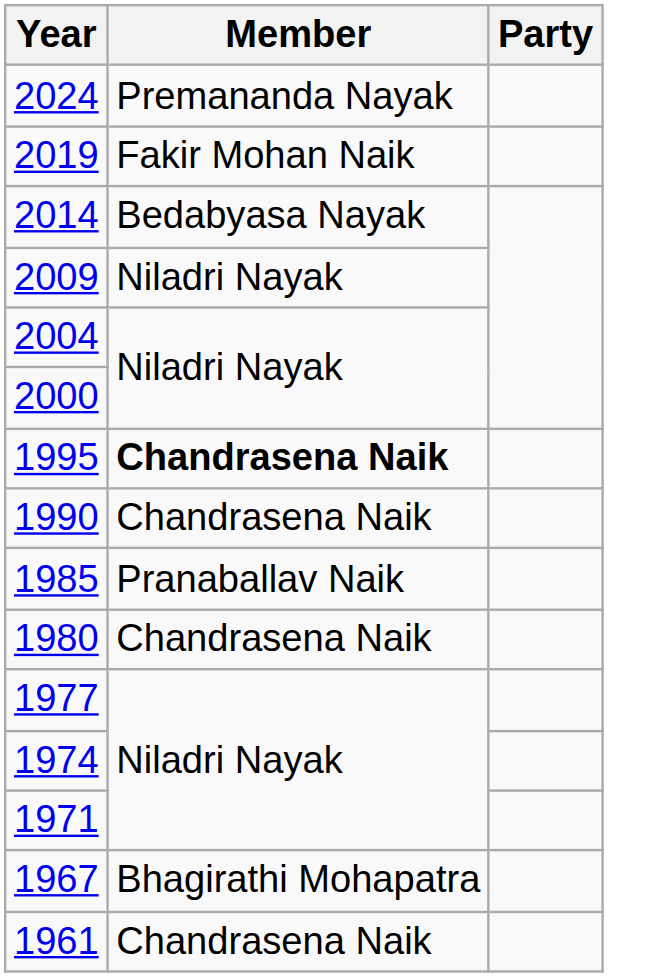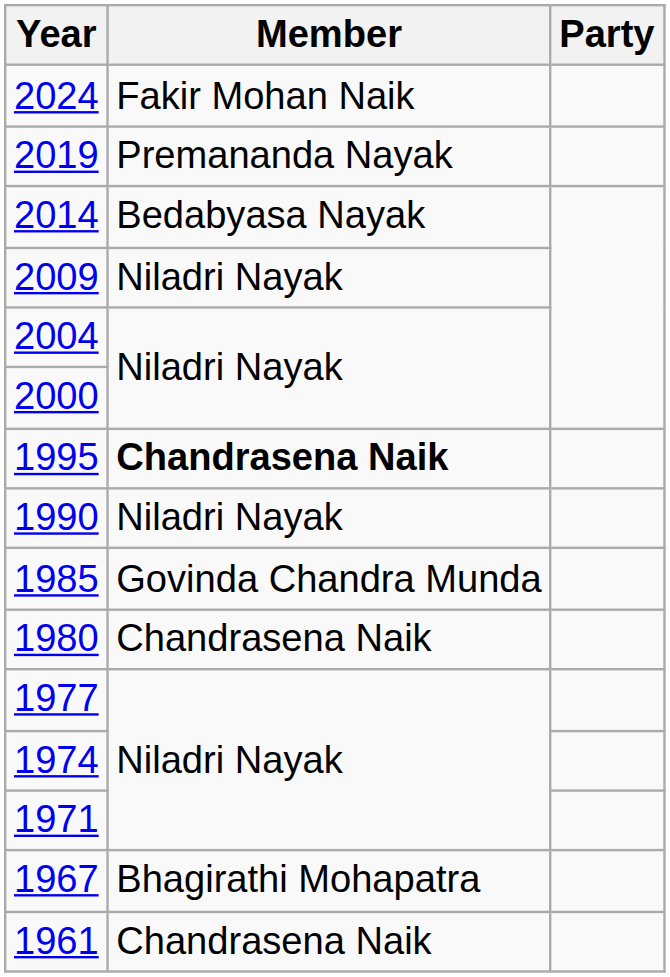(285, 95) Premananda Nayak -> (265, 95) Fakir Mohan Naik
(265, 155) Fakir Mohan Naik -> (285, 155) Premananda Nayak
(274, 517) Chandrasena Naik -> (229, 517) Niladri Nayak
(260, 578) Pranaballav Naik -> (329, 578) Govinda Chandra Munda
